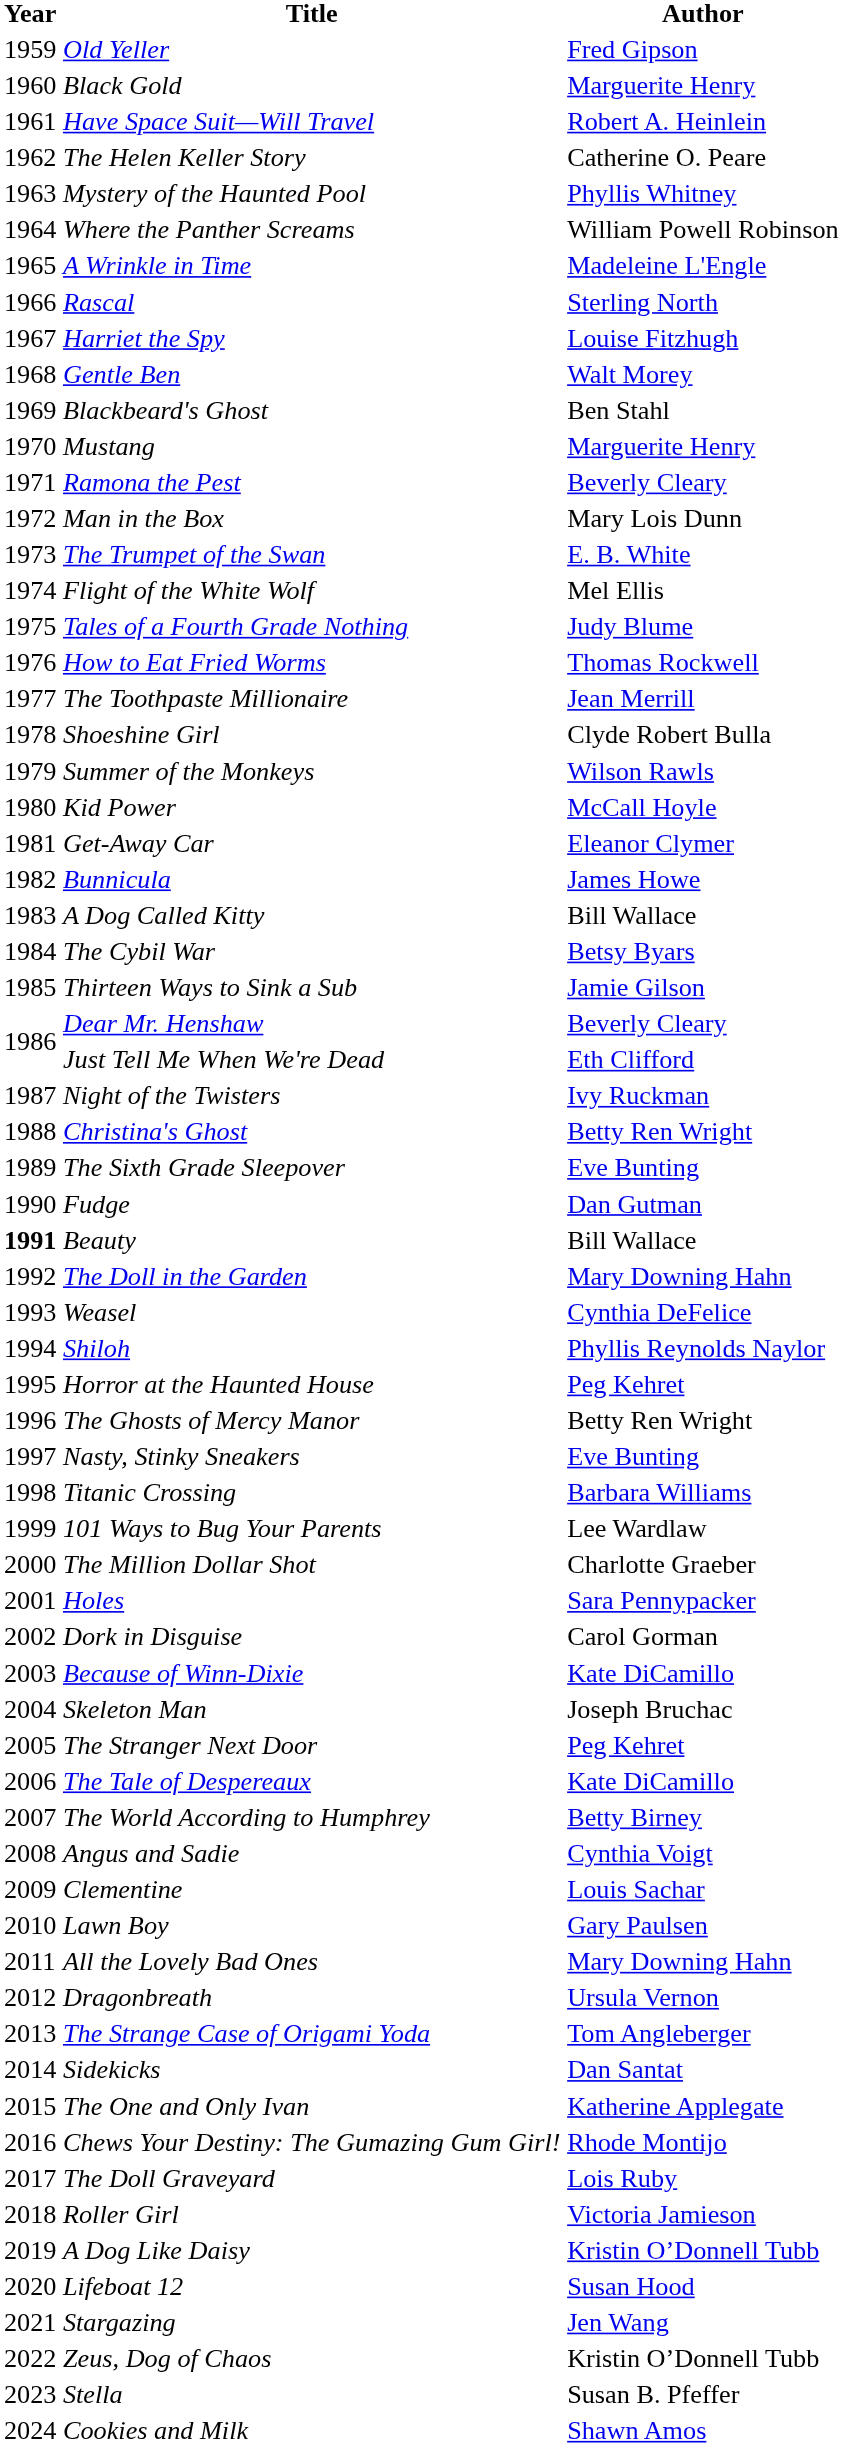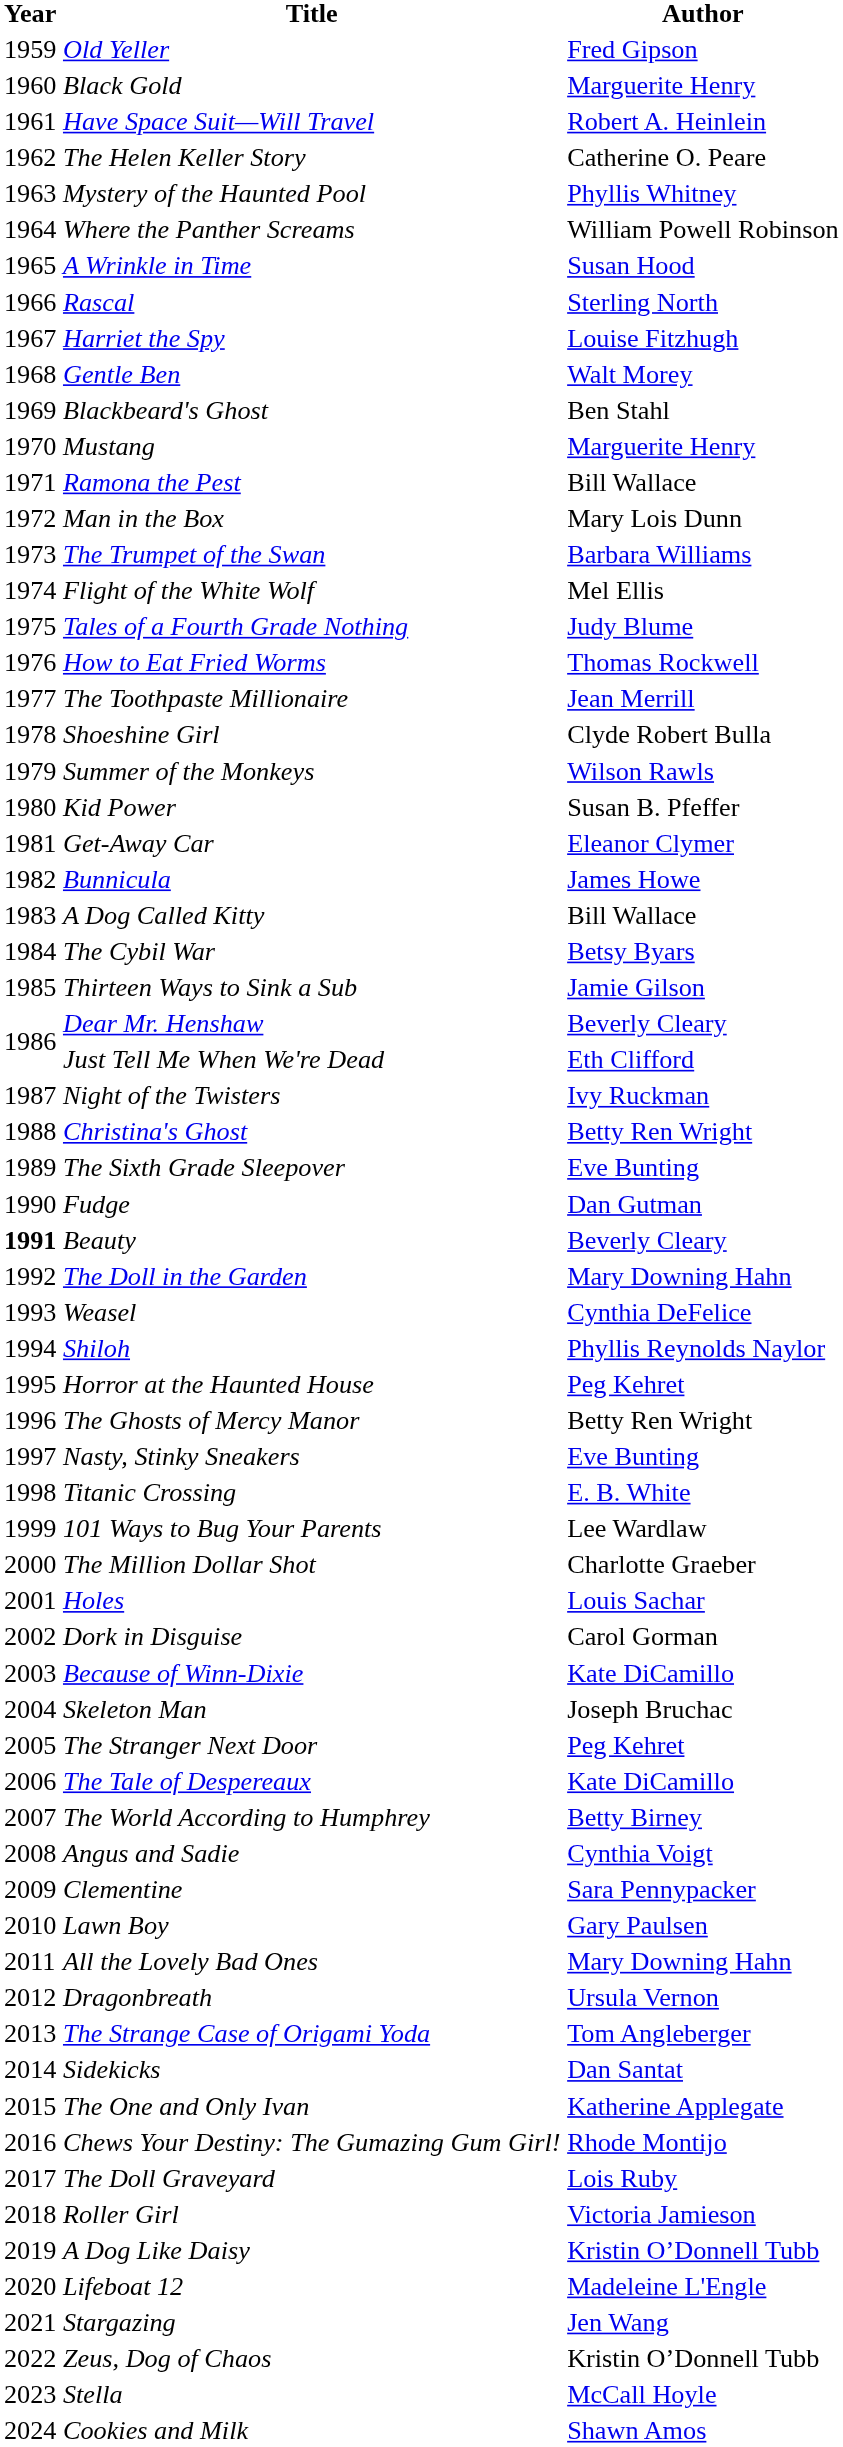(667, 265) Madeleine L'Engle -> (631, 265) Susan Hood
(647, 482) Beverly Cleary -> (632, 482) Bill Wallace
(629, 554) E. B. White -> (659, 554) Barbara Williams
(642, 807) McCall Hoyle -> (653, 807) Susan B. Pfeffer
(632, 1240) Bill Wallace -> (647, 1240) Beverly Cleary
(659, 1492) Barbara Williams -> (629, 1492) E. B. White
(661, 1600) Sara Pennypacker -> (636, 1600) Louis Sachar
(636, 1889) Louis Sachar -> (661, 1889) Sara Pennypacker
(631, 2286) Susan Hood -> (667, 2286) Madeleine L'Engle
(653, 2394) Susan B. Pfeffer -> (642, 2394) McCall Hoyle
